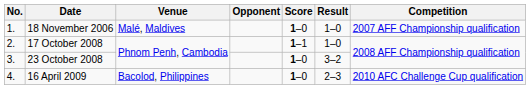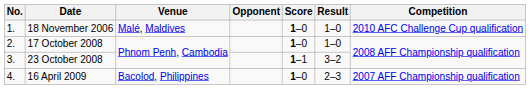(436, 28) 2007 AFF Championship qualification -> (438, 28) 2010 AFC Challenge Cup qualification
(299, 44) 1–1 -> (299, 44) 1–0
(299, 60) 1–0 -> (299, 60) 1–1
(438, 76) 2010 AFC Challenge Cup qualification -> (436, 76) 2007 AFF Championship qualification
